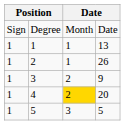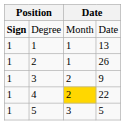(16, 29) normal -> (17, 29) bold
(103, 95) 20 -> (104, 95) 22
